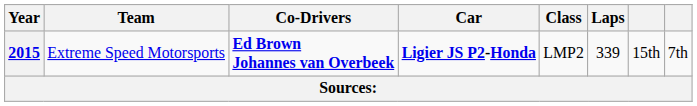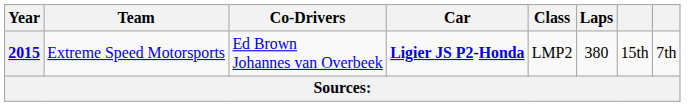(313, 53) bold -> (308, 53) normal
(608, 53) 339 -> (596, 53) 380
